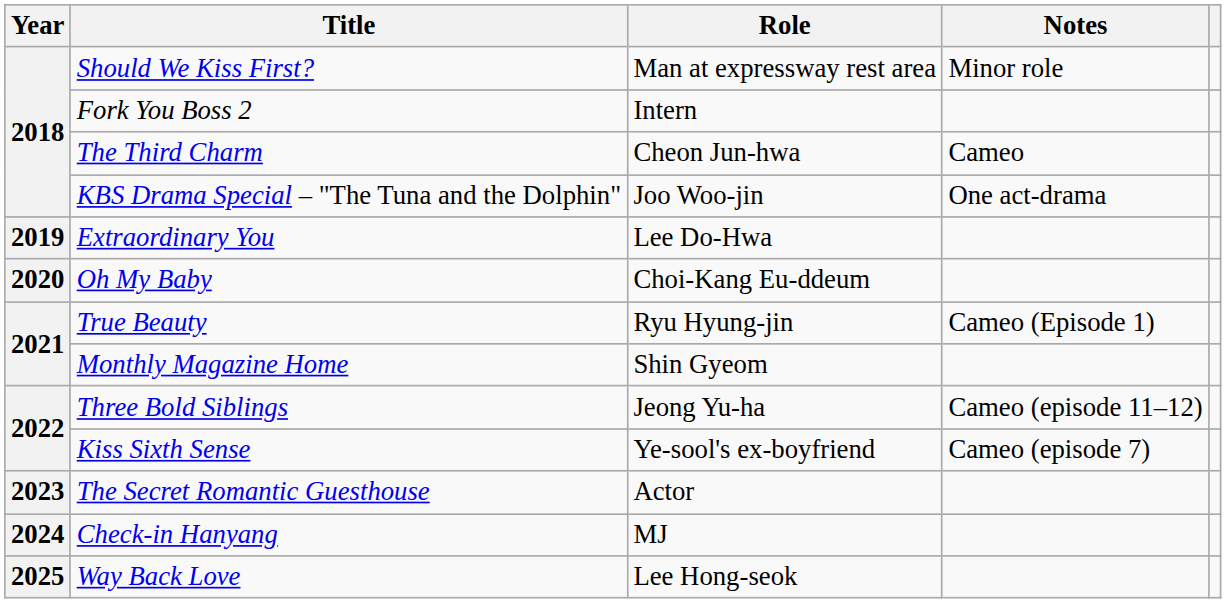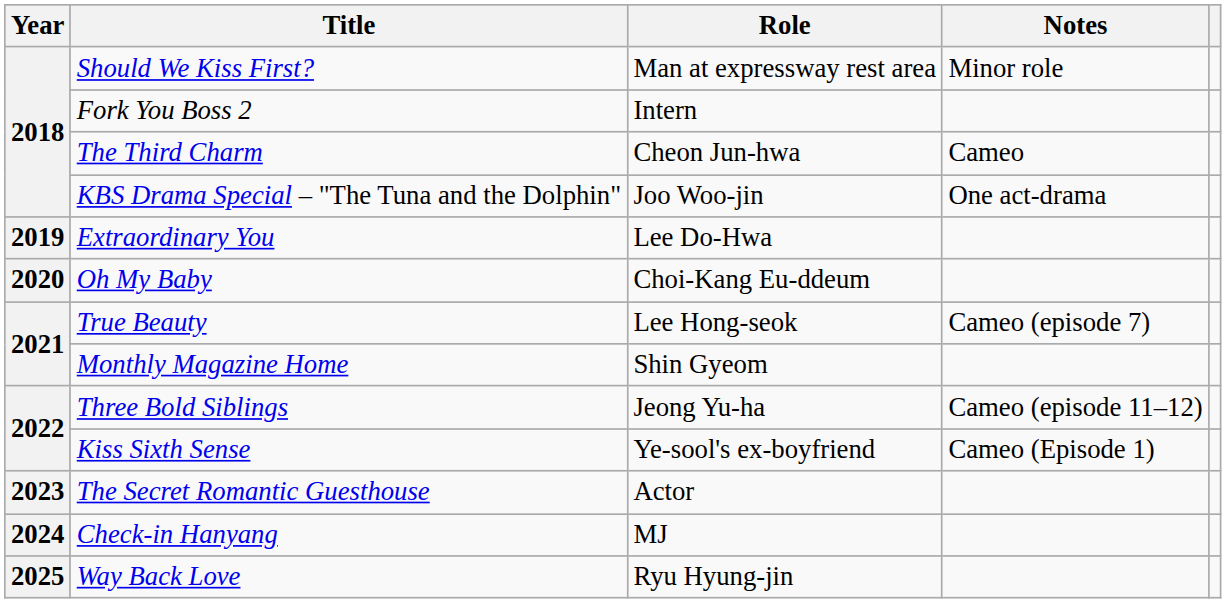(713, 322) Ryu Hyung-jin -> (715, 322) Lee Hong-seok
(1052, 322) Cameo (Episode 1) -> (1049, 322) Cameo (episode 7)
(1049, 449) Cameo (episode 7) -> (1052, 449) Cameo (Episode 1)
(715, 576) Lee Hong-seok -> (713, 576) Ryu Hyung-jin
